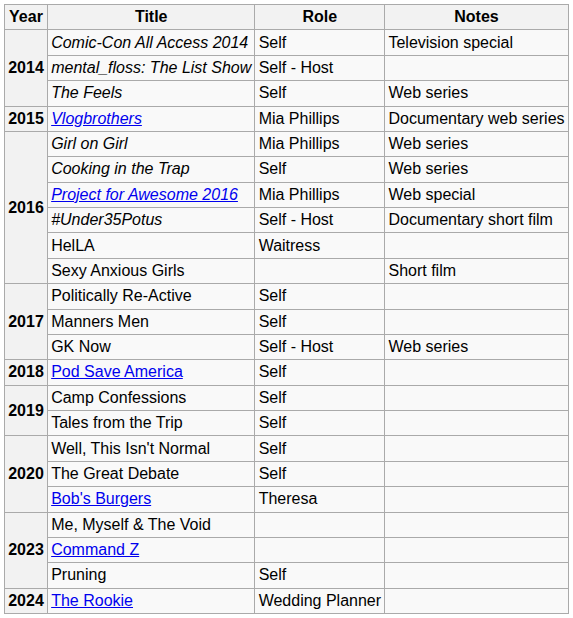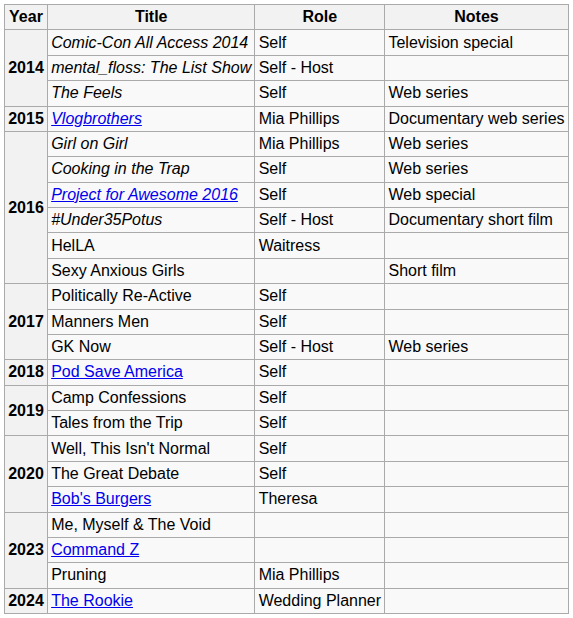(299, 194) Mia Phillips -> (272, 194) Self
(272, 575) Self -> (299, 575) Mia Phillips
